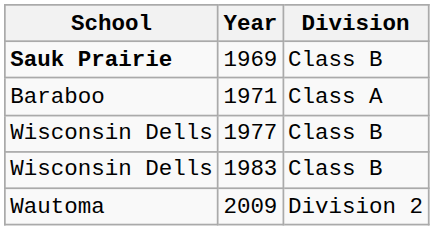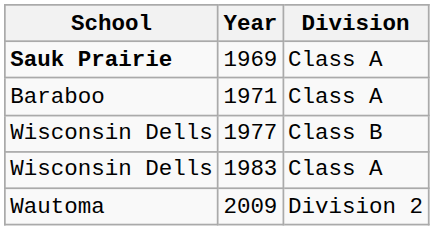(335, 60) Class B -> (335, 60) Class A
(335, 170) Class B -> (335, 170) Class A
